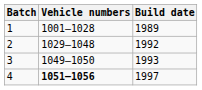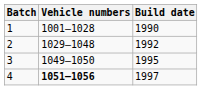(147, 29) 1989 -> (147, 29) 1990
(147, 61) 1993 -> (147, 61) 1995
